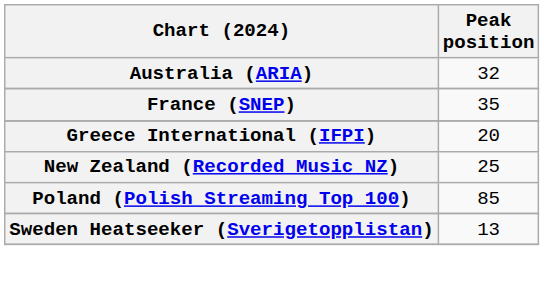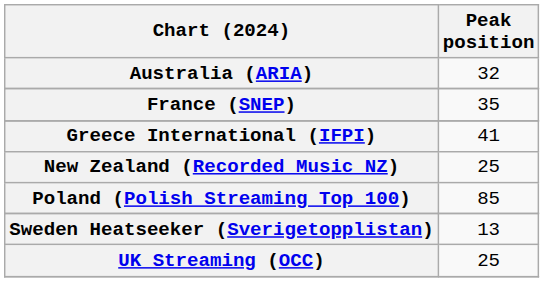(489, 136) 20 -> (489, 136) 41
+ row: (221, 260)
